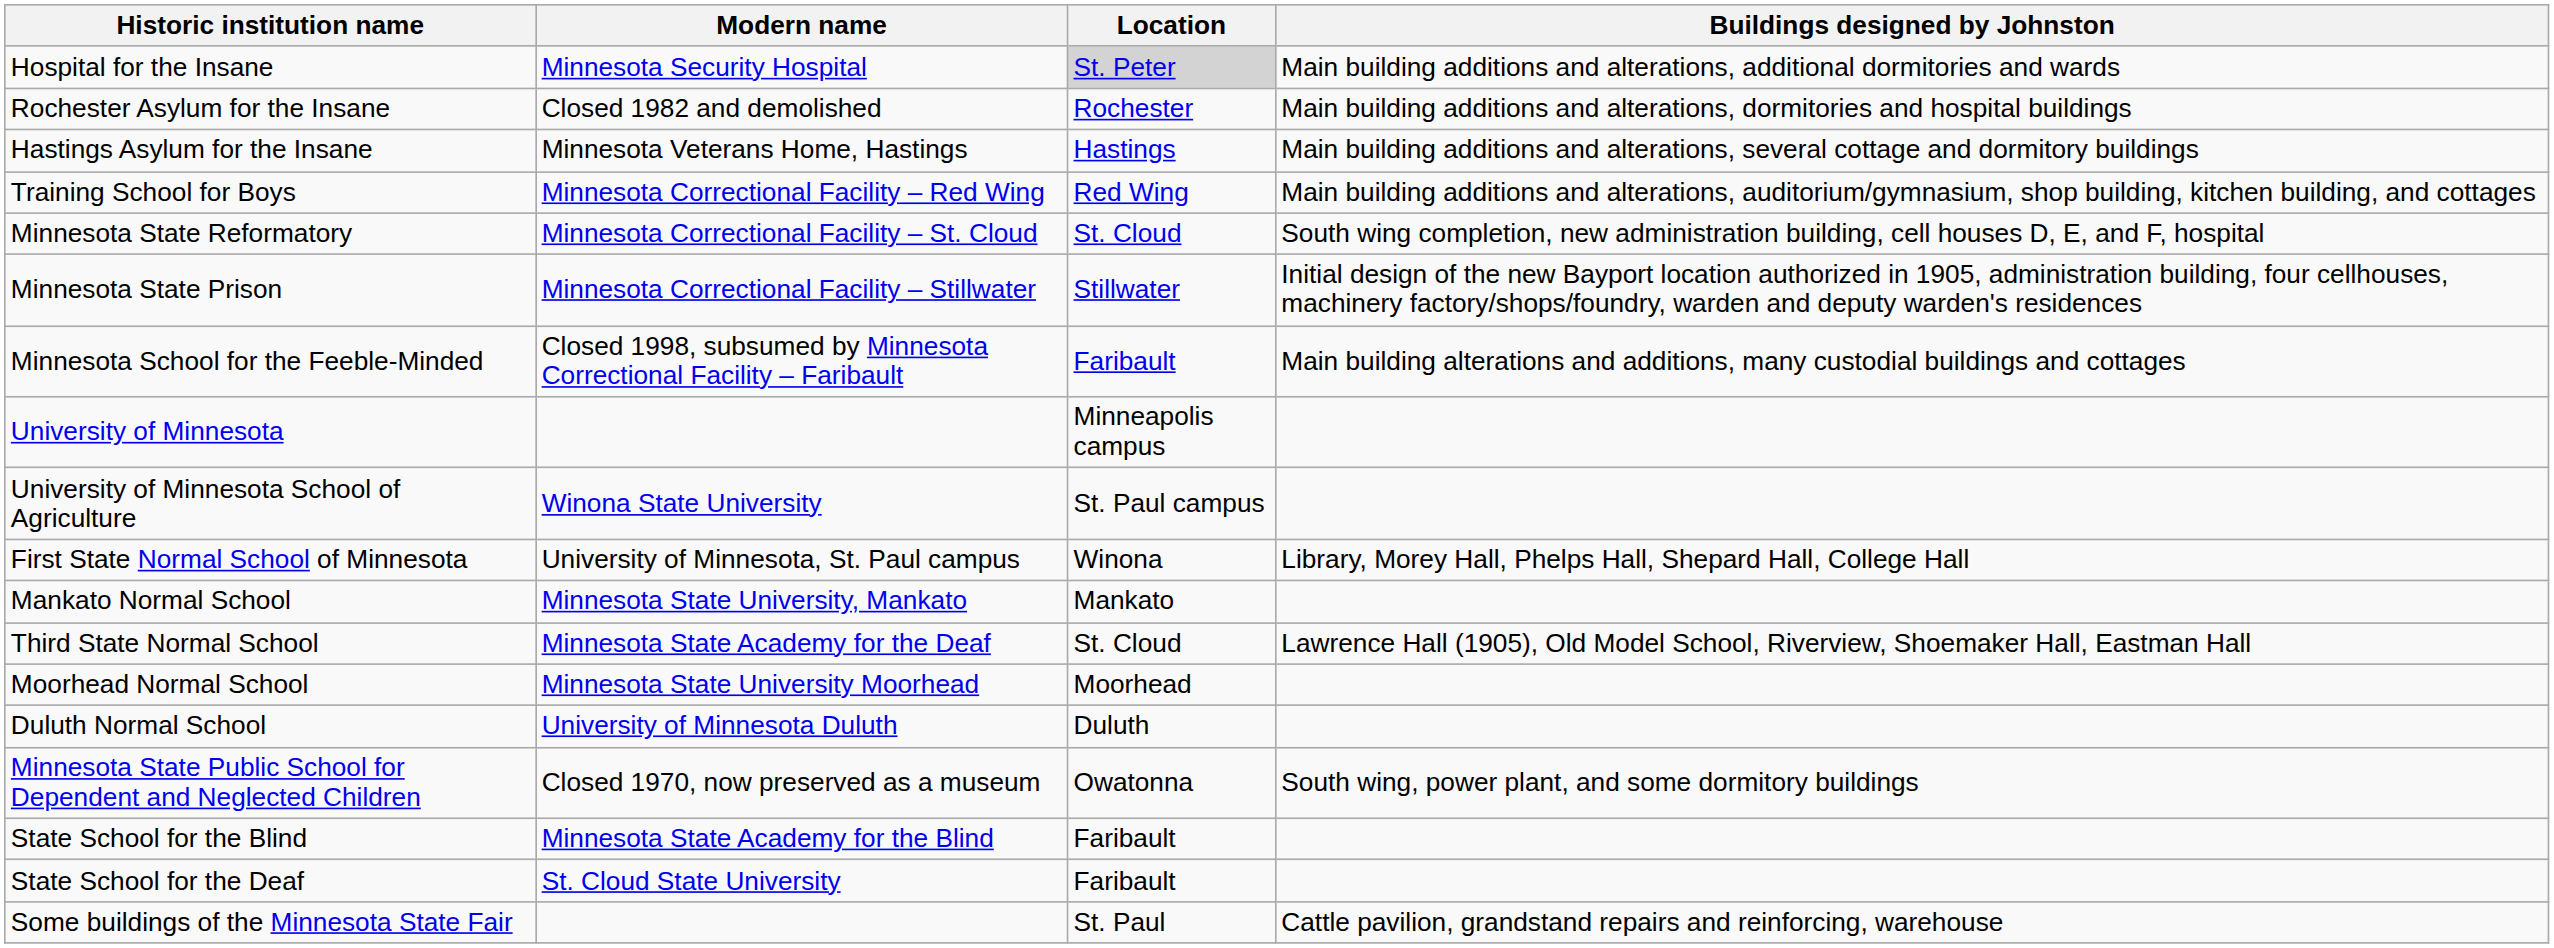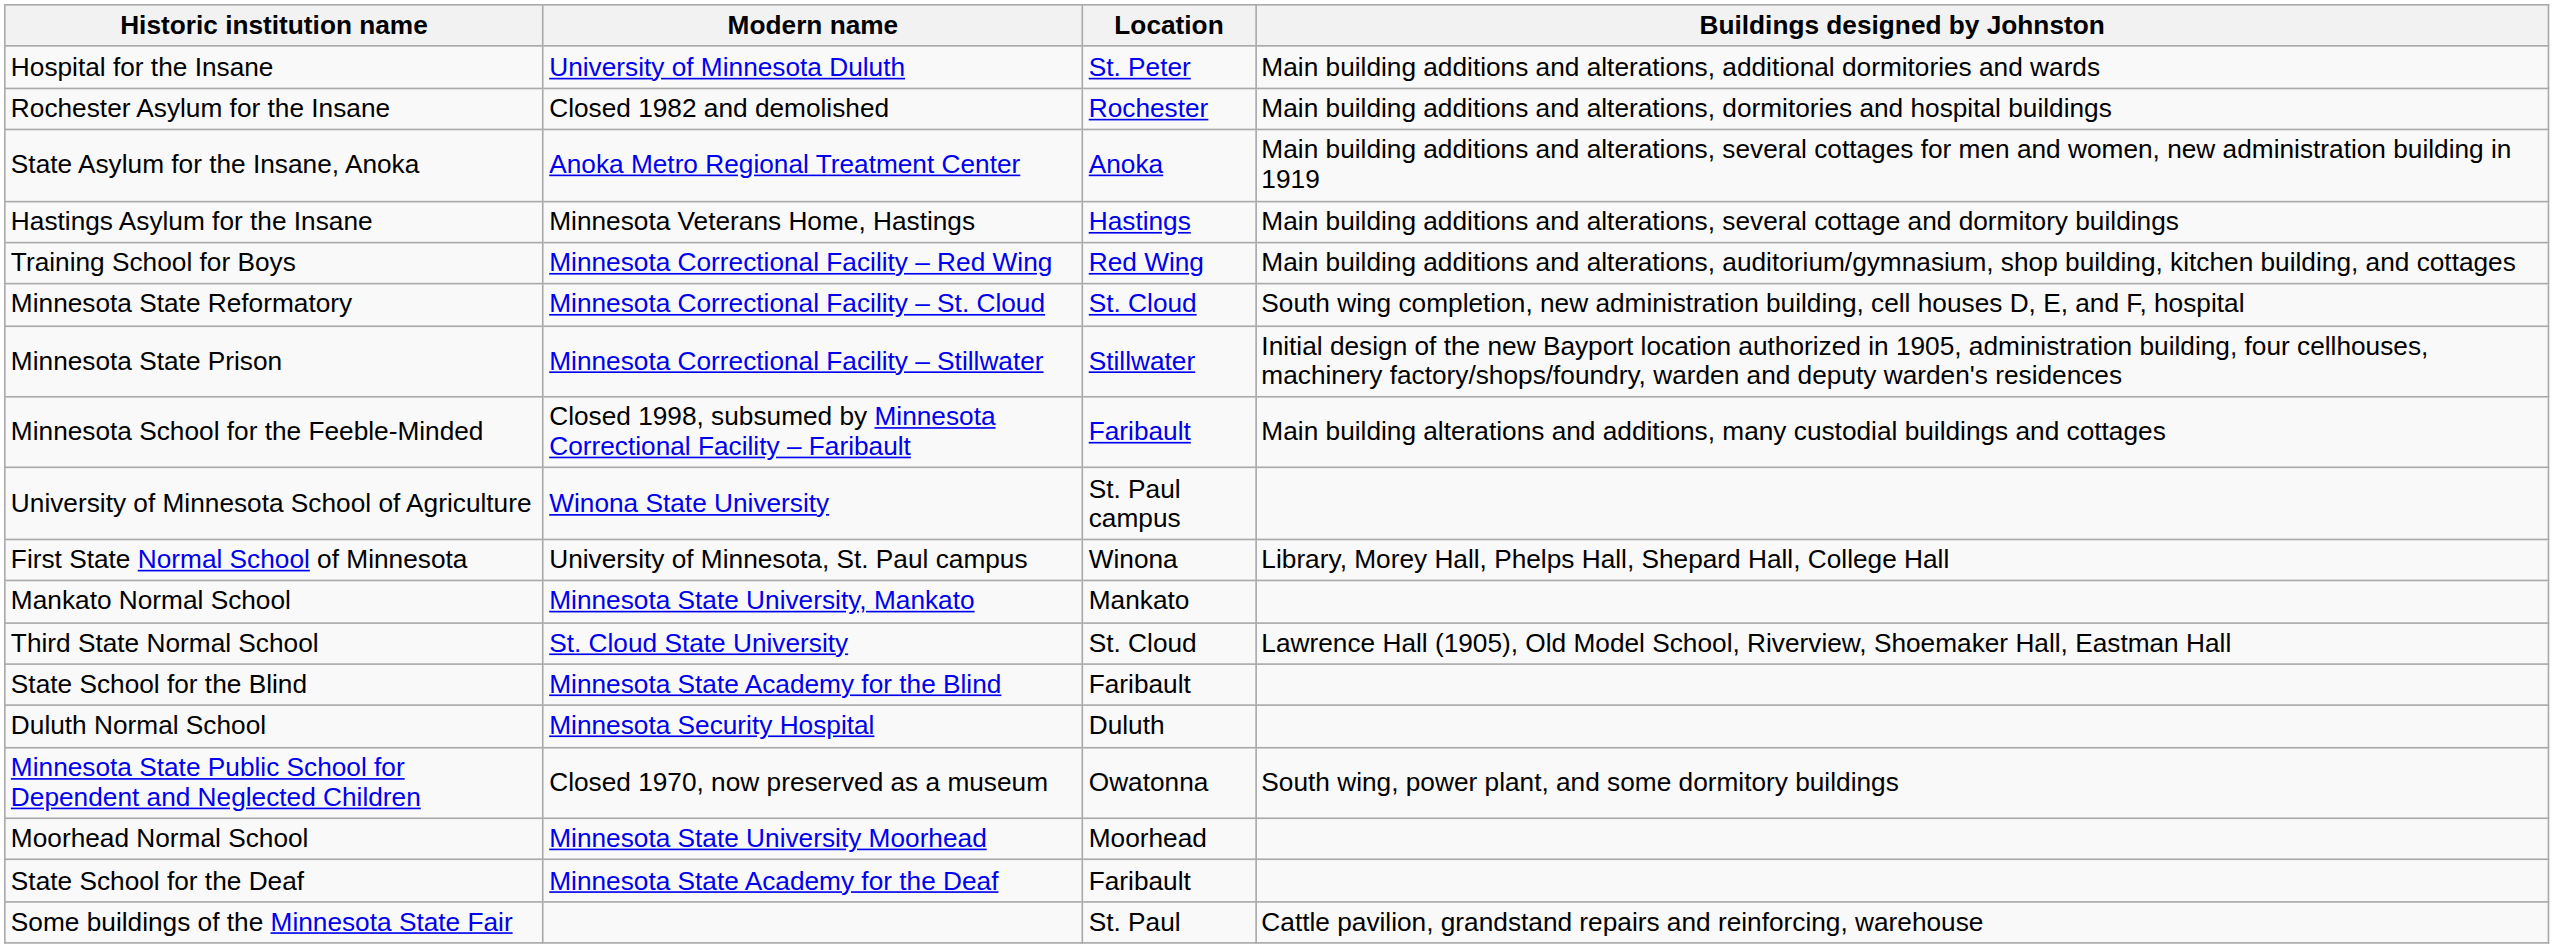(704, 66) Minnesota Security Hospital -> (727, 66) University of Minnesota Duluth
(1125, 66) lightgrey background -> (1140, 66) no background
+ row: (215, 164)
- row: (147, 432)
(766, 642) Minnesota State Academy for the Deaf -> (699, 642) St. Cloud State University
rows swapped: (160, 684) <-> (159, 838)
(720, 725) University of Minnesota Duluth -> (712, 725) Minnesota Security Hospital
(691, 880) St. Cloud State University -> (774, 880) Minnesota State Academy for the Deaf
